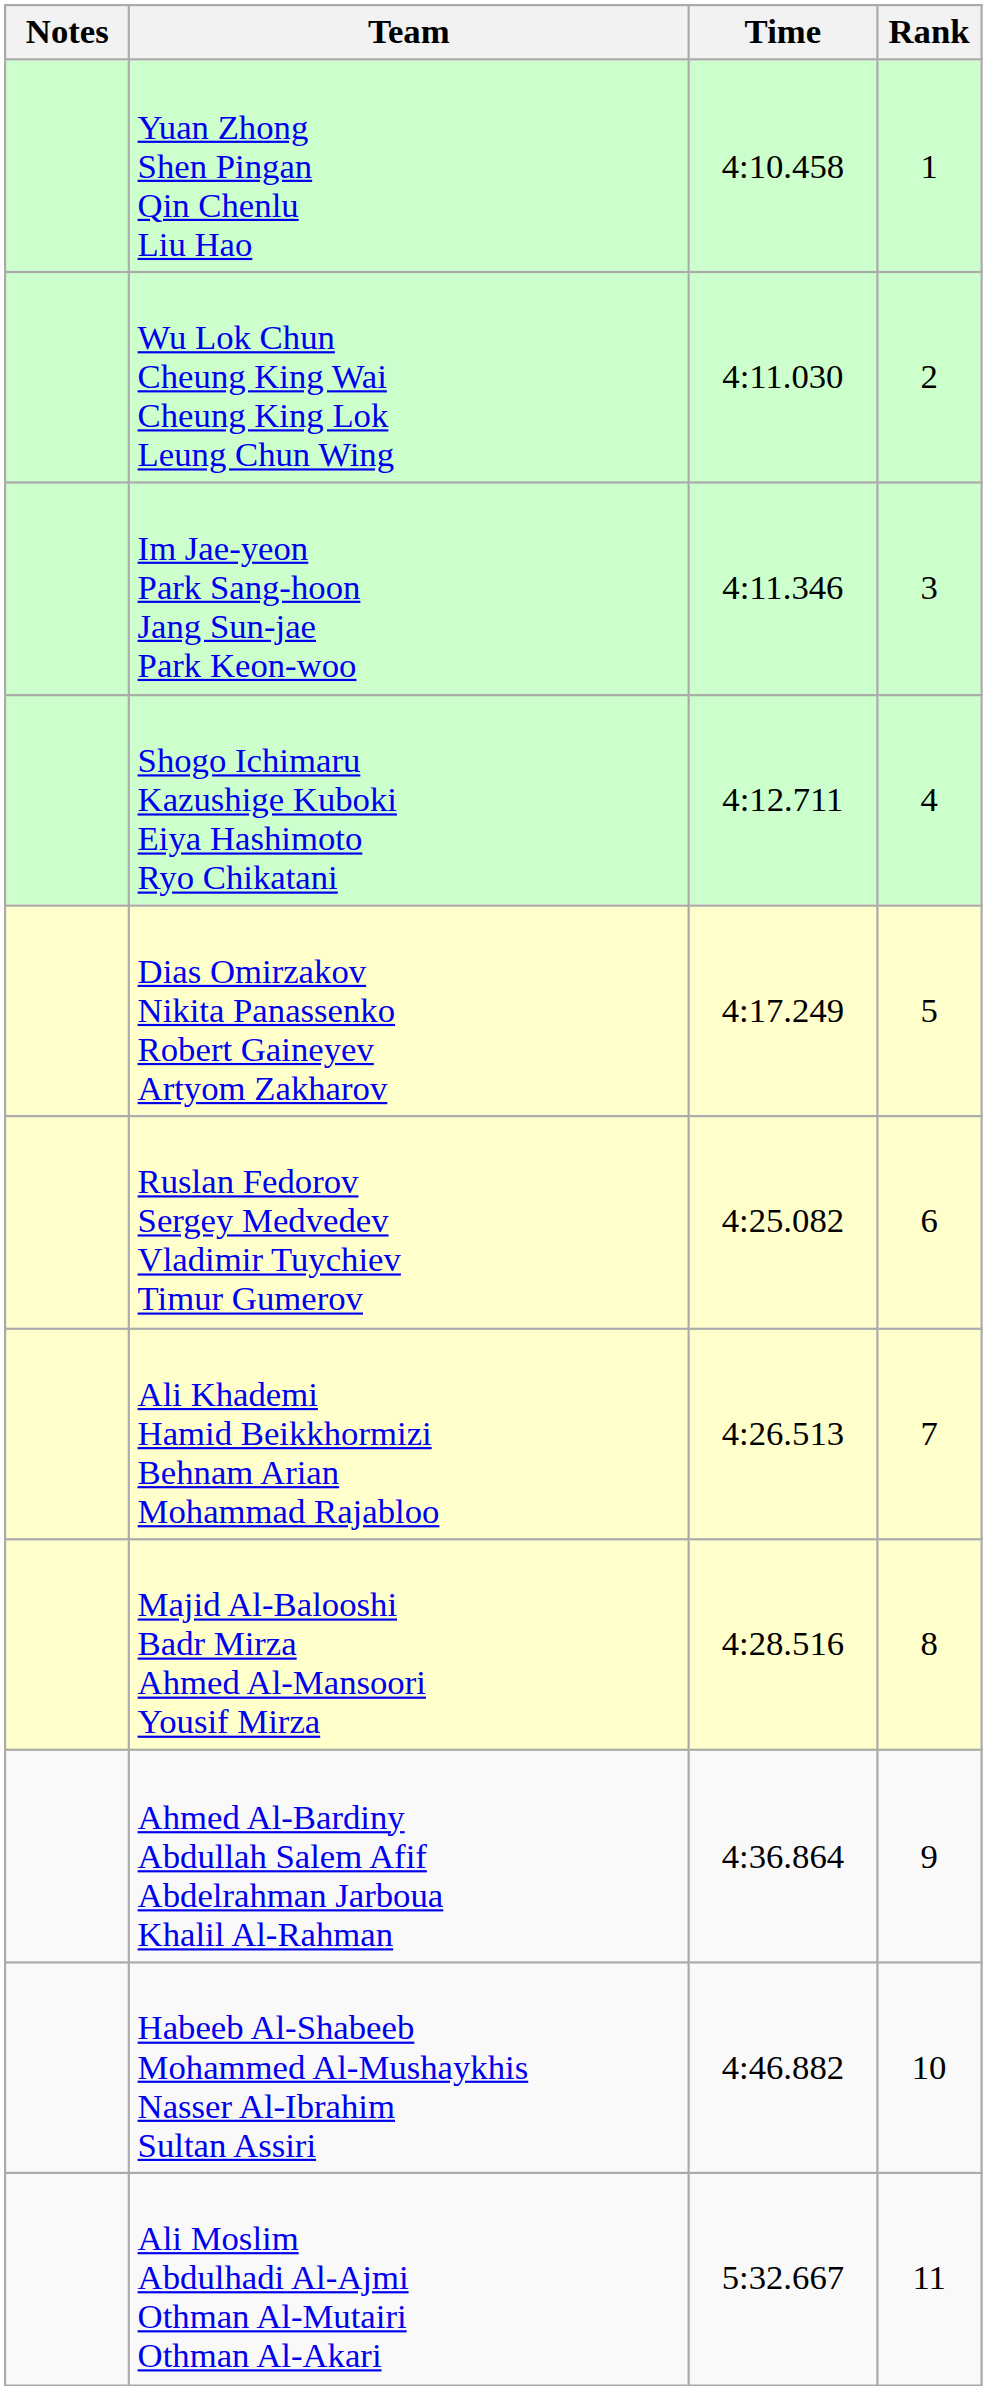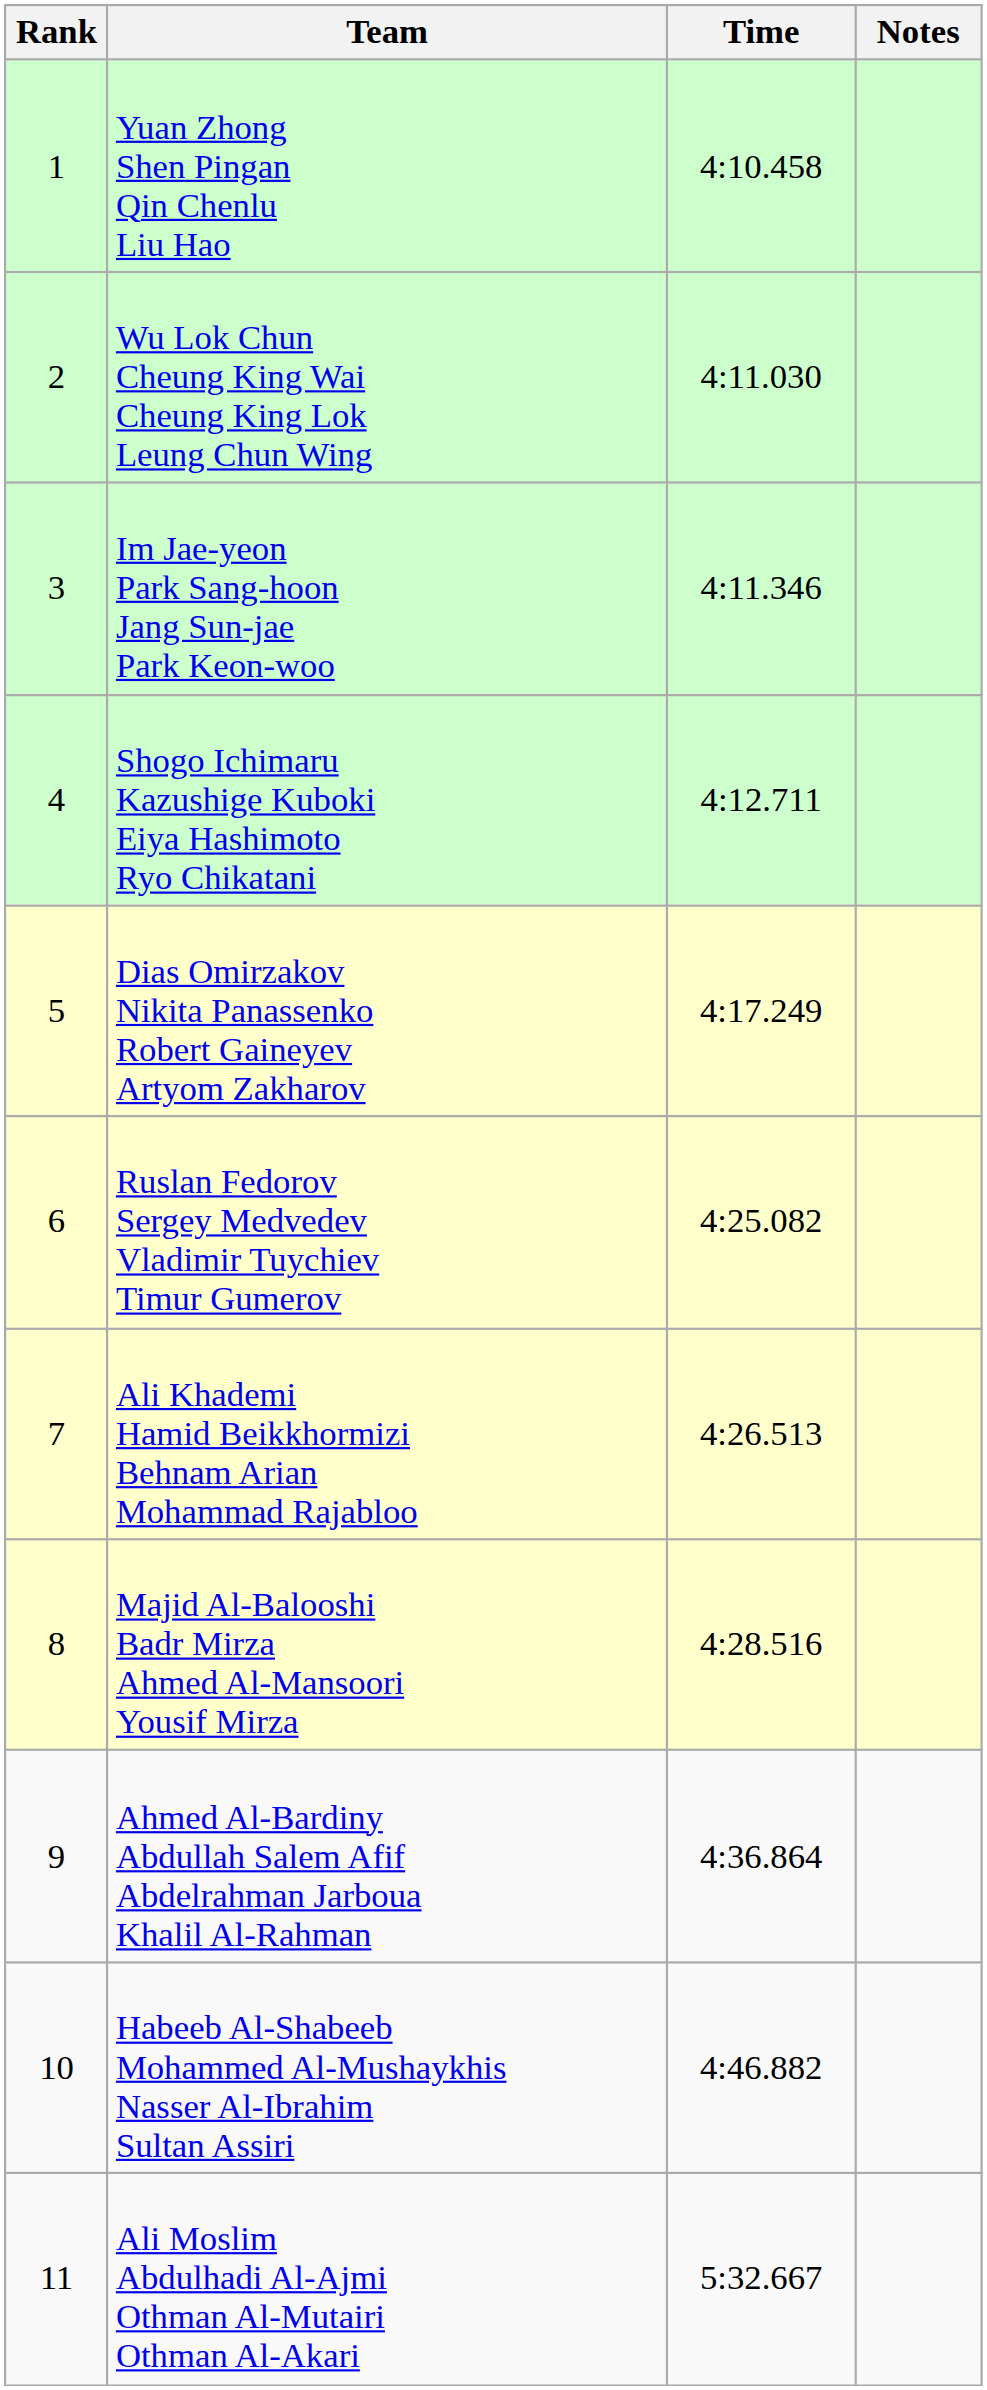columns swapped: (929, 32) <-> (67, 32)
